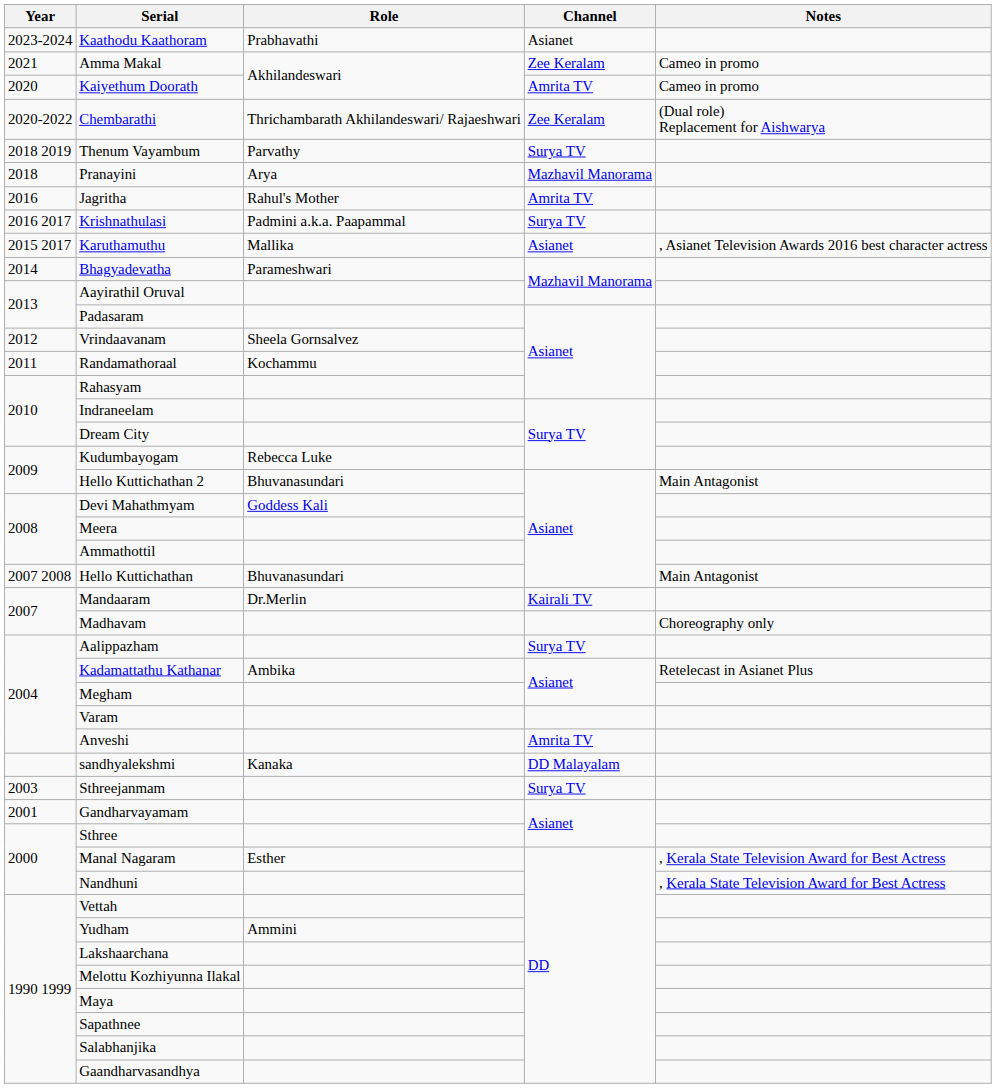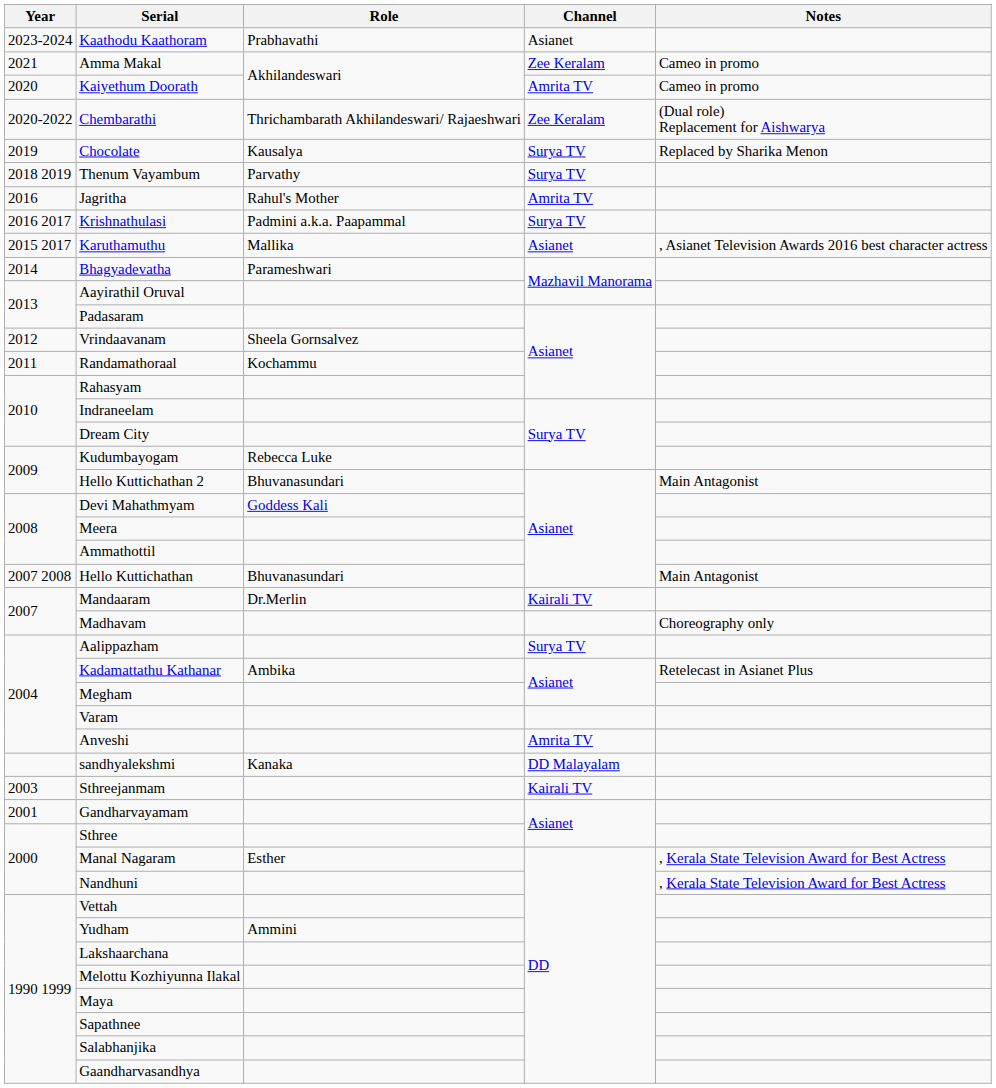+ row: (109, 151)
- row: (108, 174)
(557, 788) Surya TV -> (560, 788) Kairali TV
